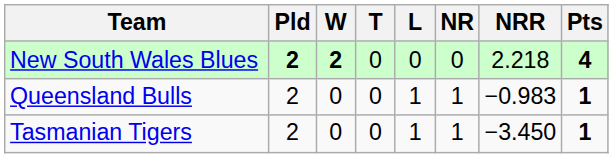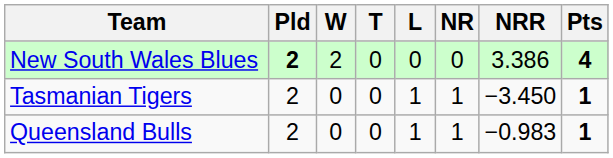(336, 59) bold -> (336, 59) normal
(520, 59) 2.218 -> (520, 59) 3.386
rows swapped: (101, 96) <-> (101, 133)
